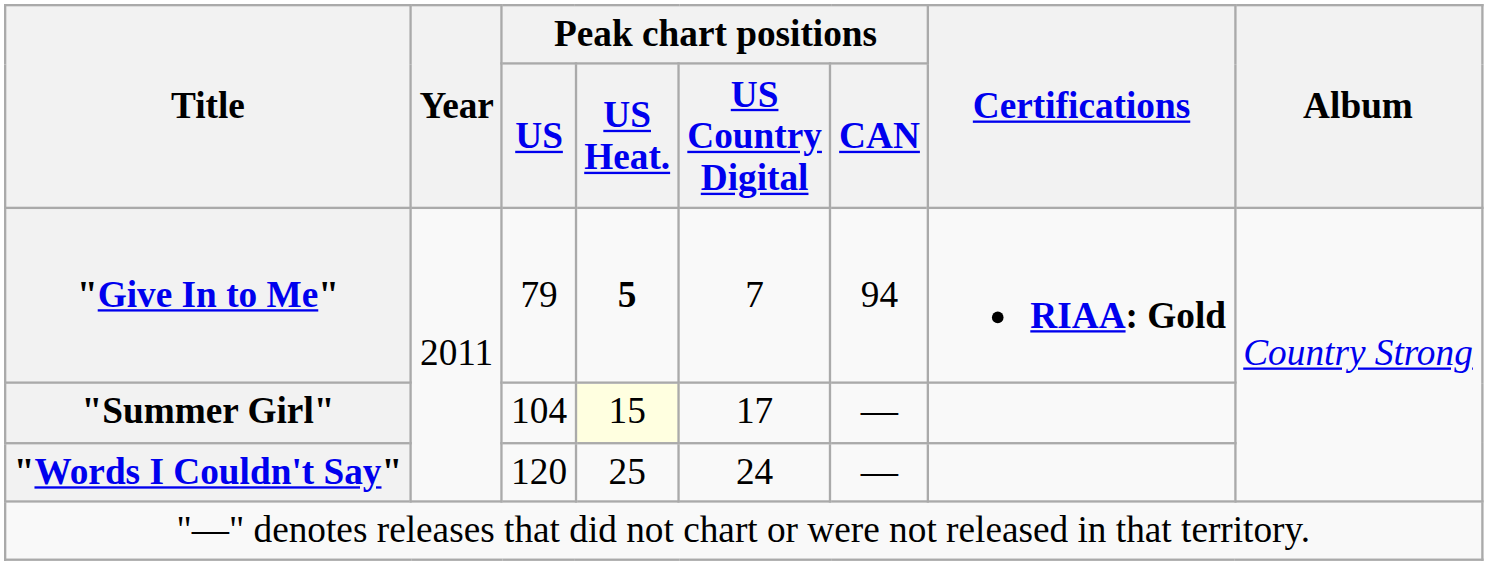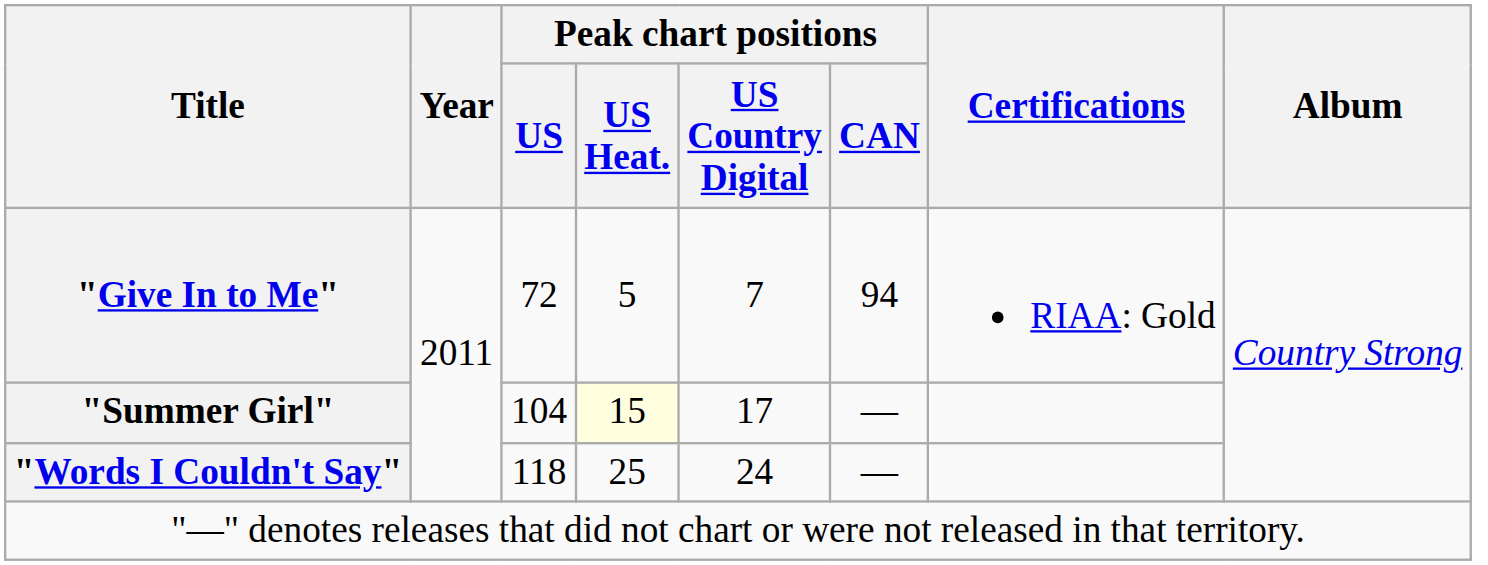(539, 294) 79 -> (539, 294) 72
(627, 294) bold -> (627, 294) normal
(1082, 316) bold -> (1076, 316) normal
(539, 470) 120 -> (539, 470) 118
